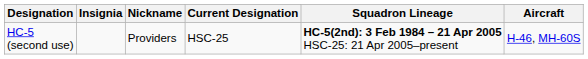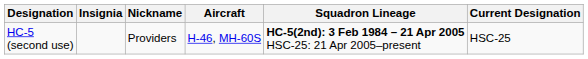columns swapped: (544, 13) <-> (243, 13)
